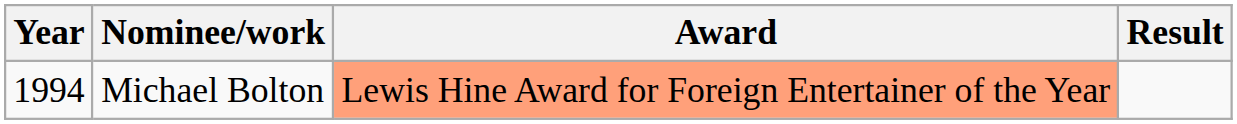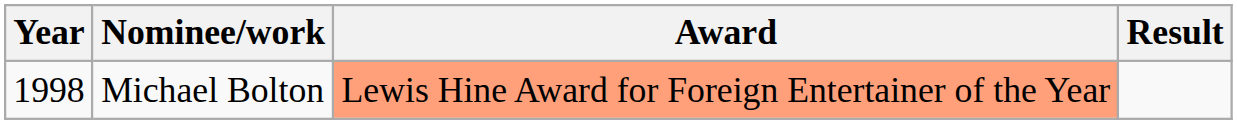(49, 89) 1994 -> (49, 89) 1998
